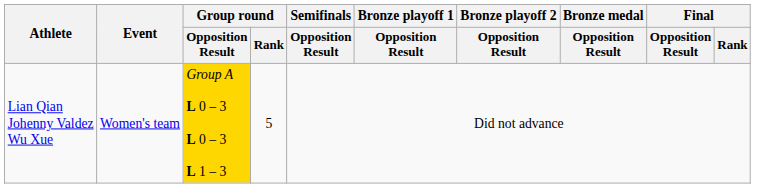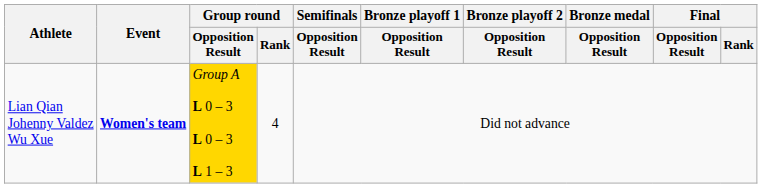(140, 123) normal -> (143, 123) bold
(269, 123) 5 -> (275, 123) 4
